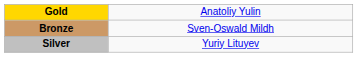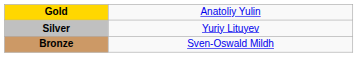rows swapped: (56, 44) <-> (56, 28)
